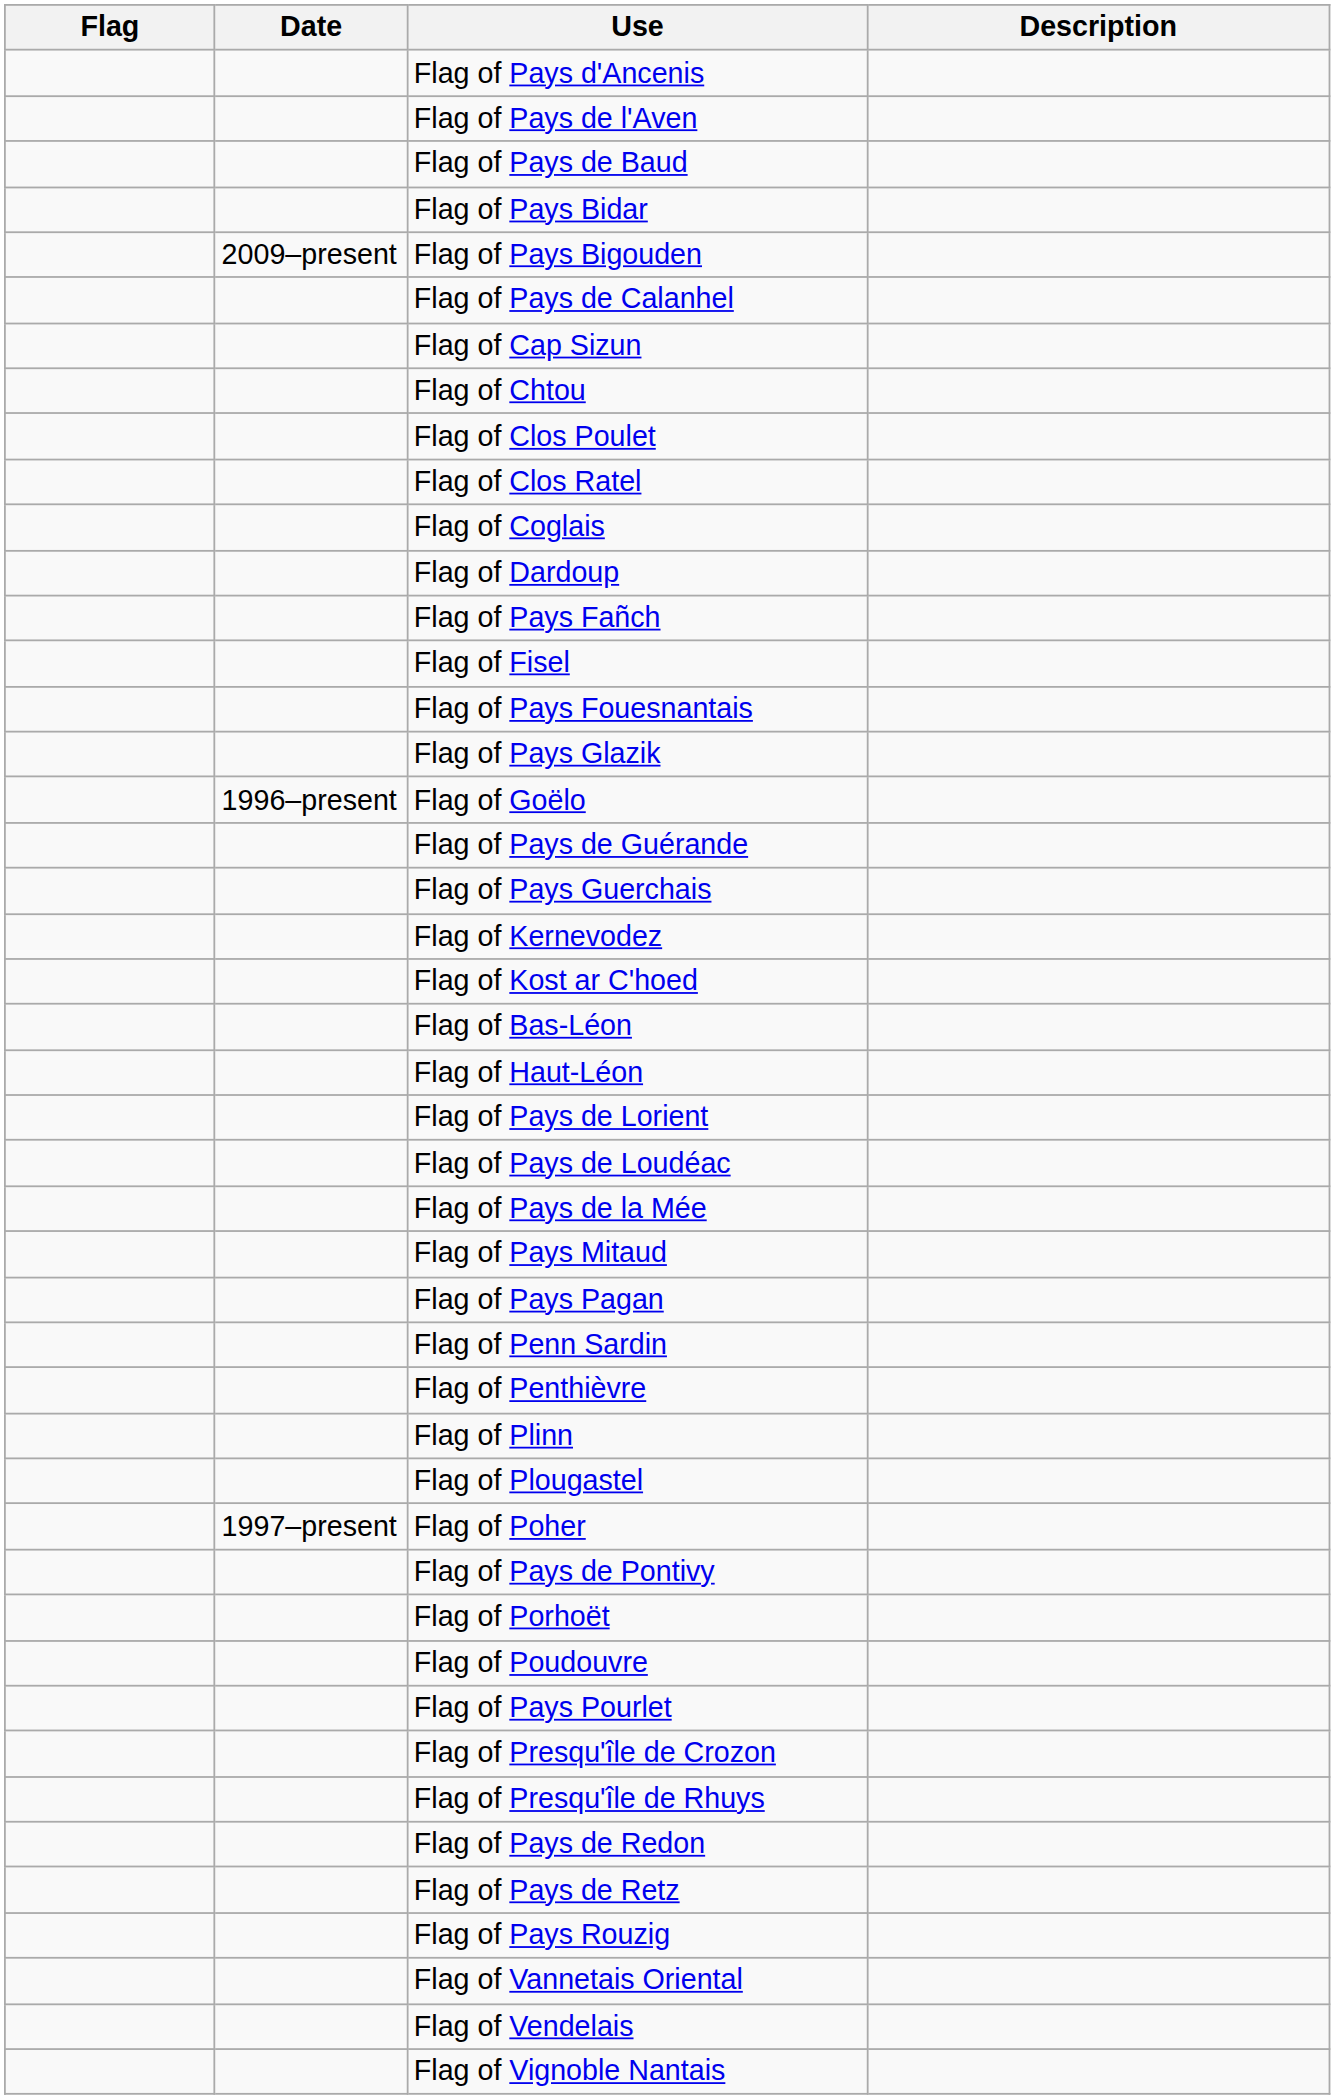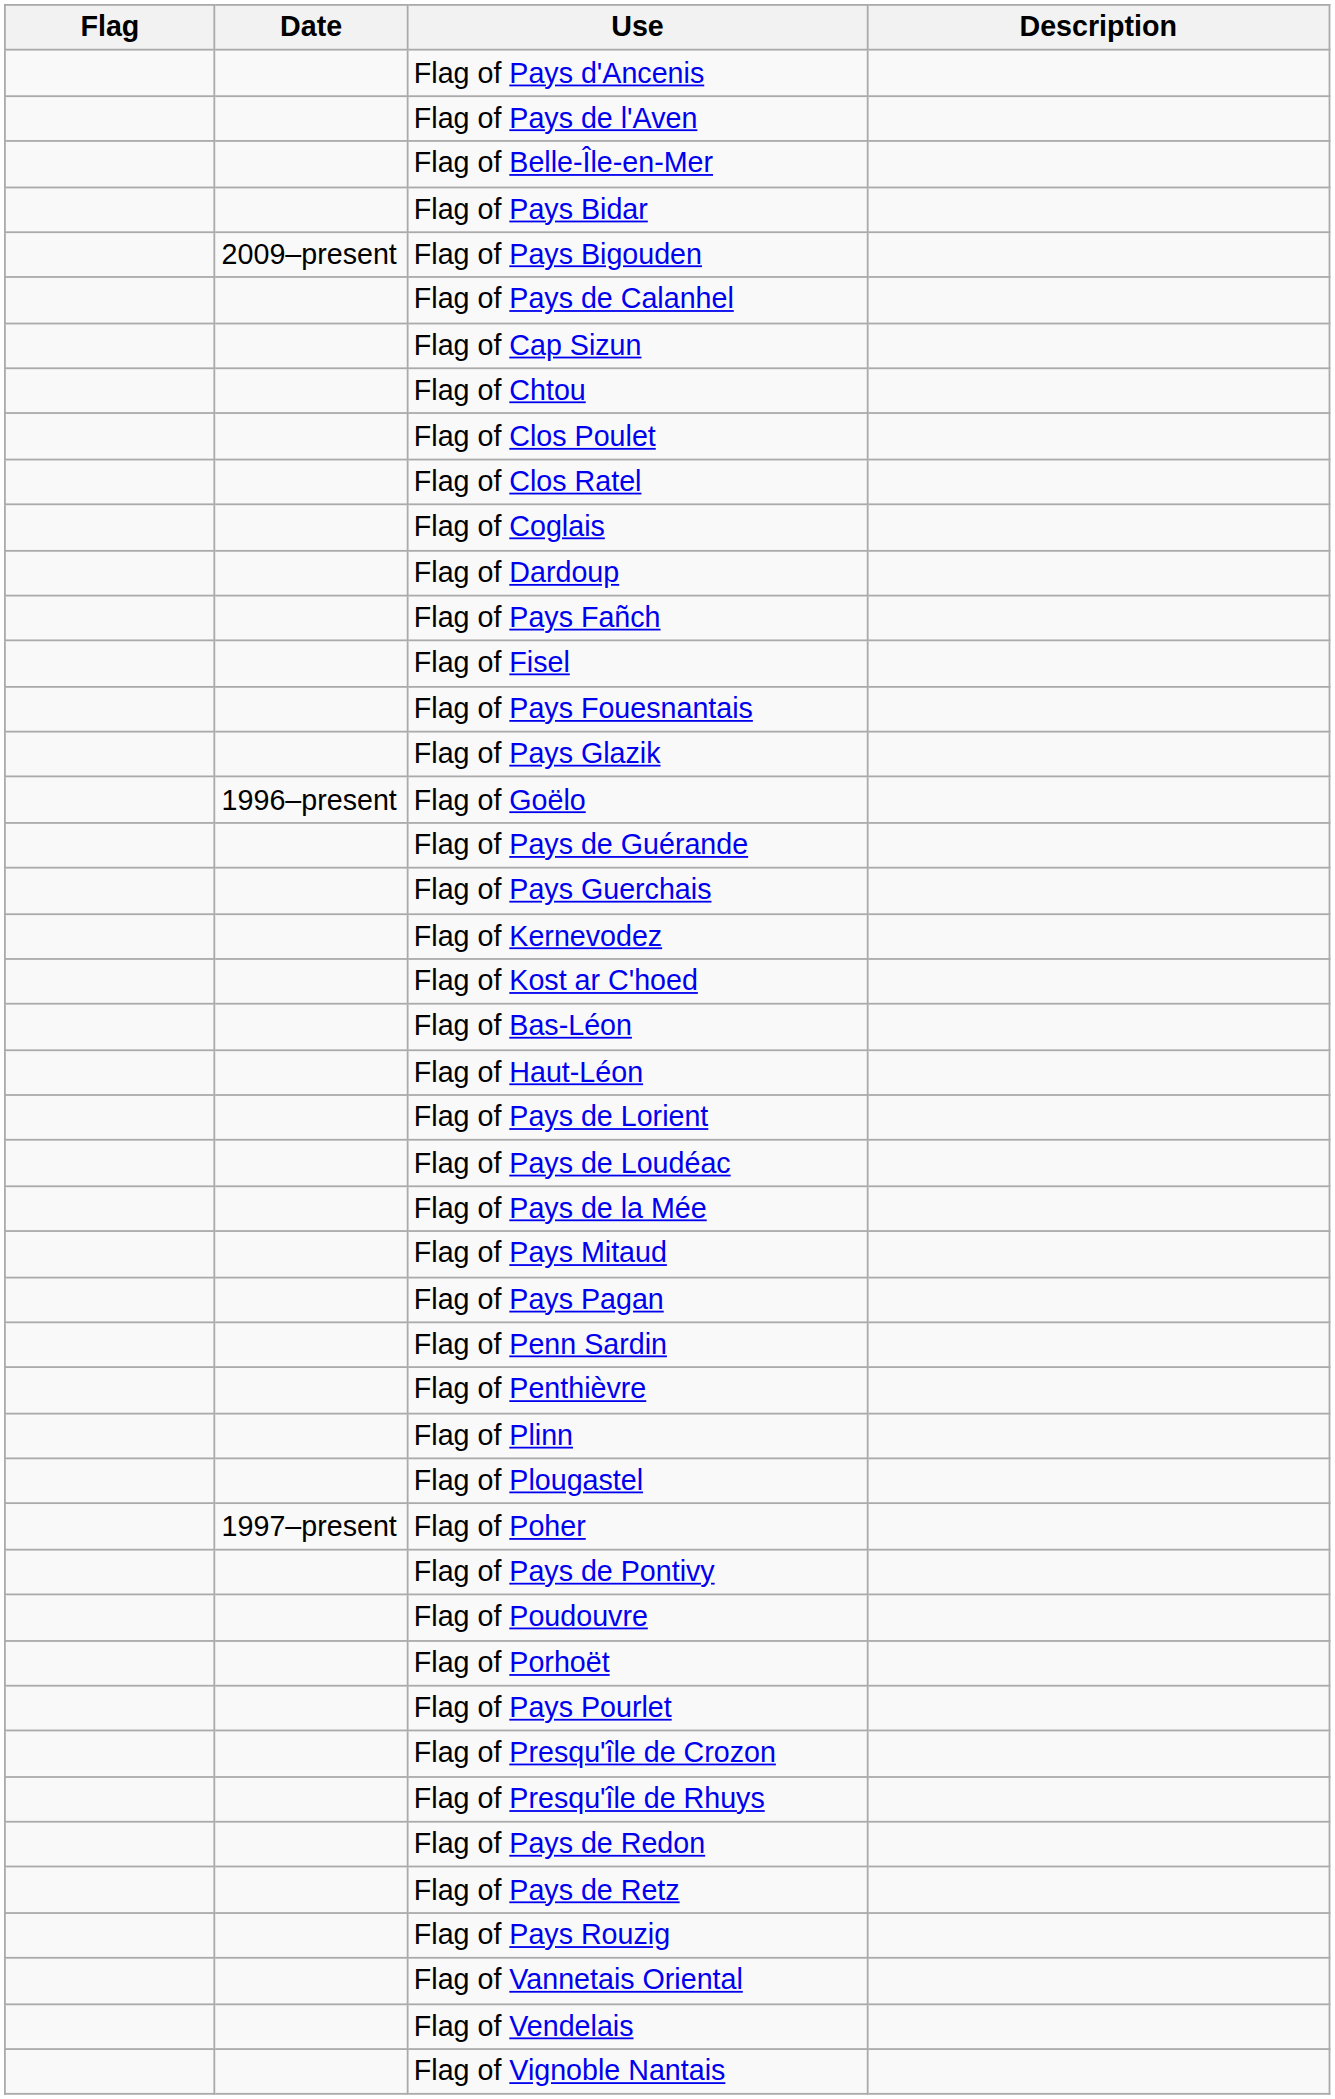- row: (551, 163)
+ row: (563, 163)
rows swapped: (512, 1616) <-> (531, 1662)
